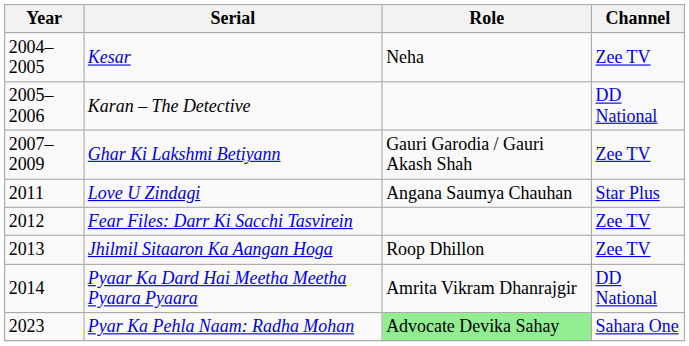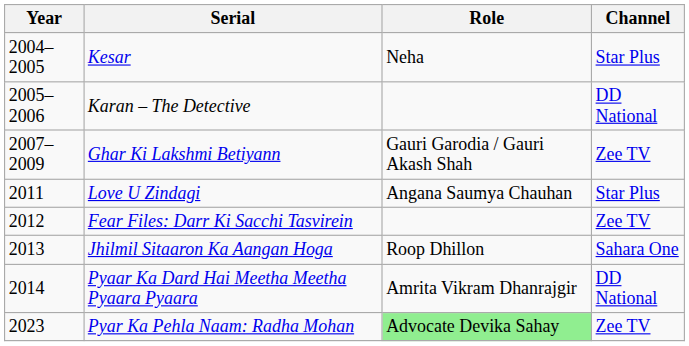(623, 57) Zee TV -> (628, 57) Star Plus
(623, 249) Zee TV -> (637, 249) Sahara One
(637, 326) Sahara One -> (623, 326) Zee TV
